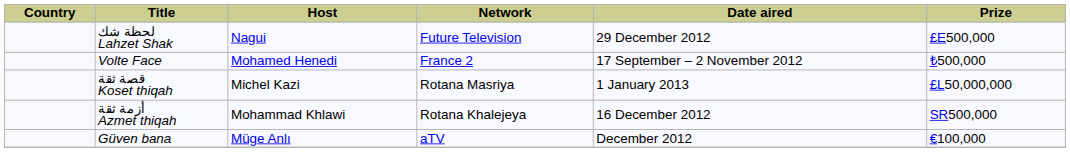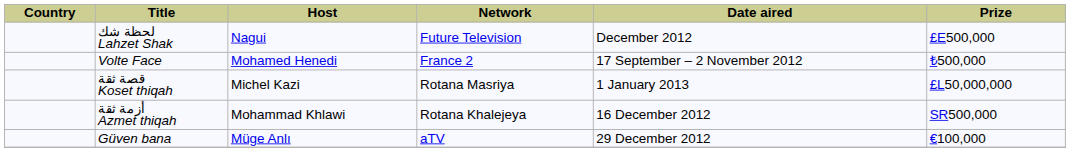(653, 37) 29 December 2012 -> (644, 37) December 2012
(644, 138) December 2012 -> (653, 138) 29 December 2012
